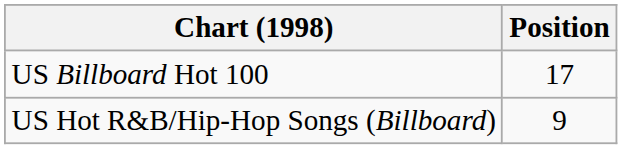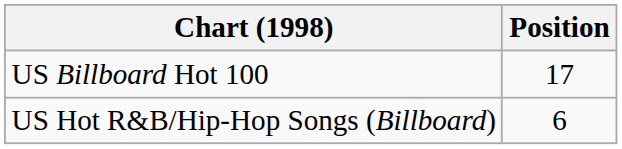(560, 119) 9 -> (560, 119) 6
